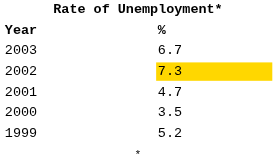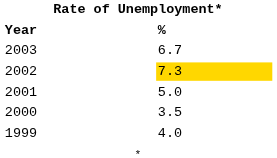(170, 92) 4.7 -> (170, 92) 5.0
(170, 134) 5.2 -> (170, 134) 4.0
